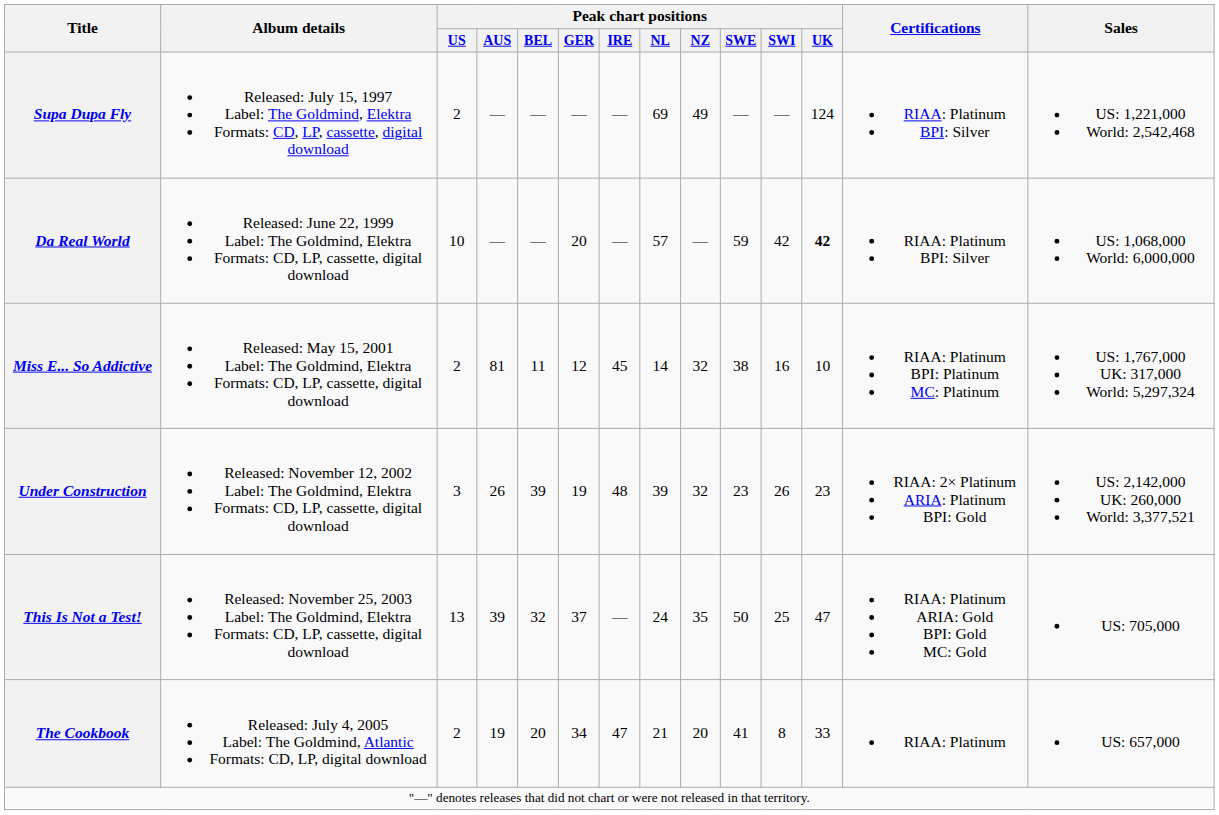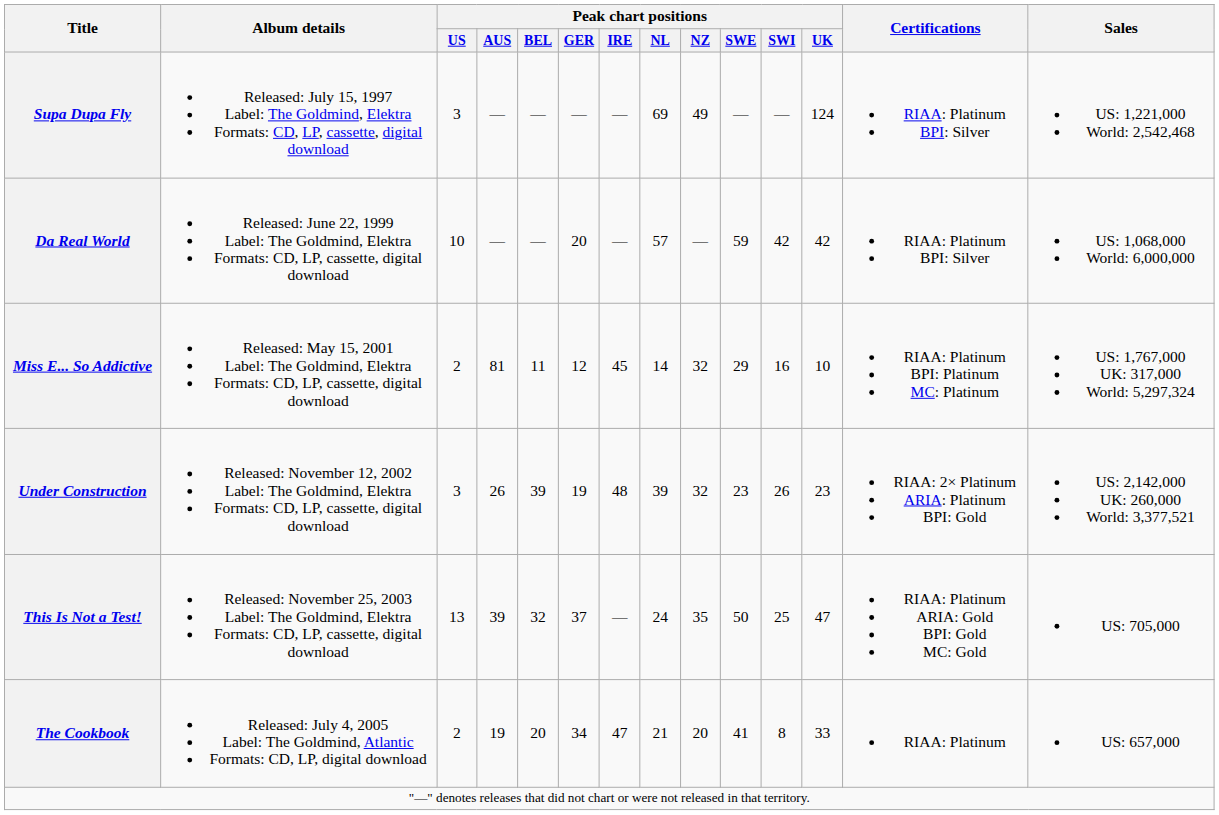(457, 114) 2 -> (457, 114) 3
(822, 240) bold -> (822, 240) normal
(741, 365) 38 -> (741, 365) 29
